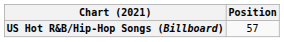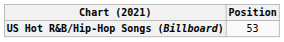(253, 29) 57 -> (253, 29) 53
